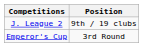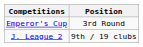rows swapped: (37, 23) <-> (37, 36)
